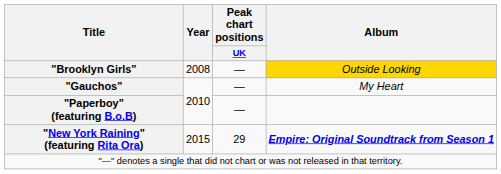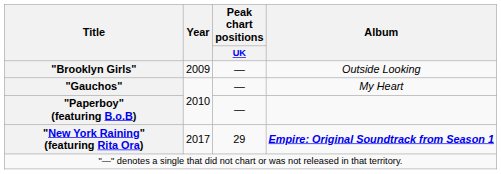(198, 69) 2008 -> (198, 69) 2009
(381, 69) gold background -> (381, 69) no background
(198, 139) 2015 -> (198, 139) 2017
